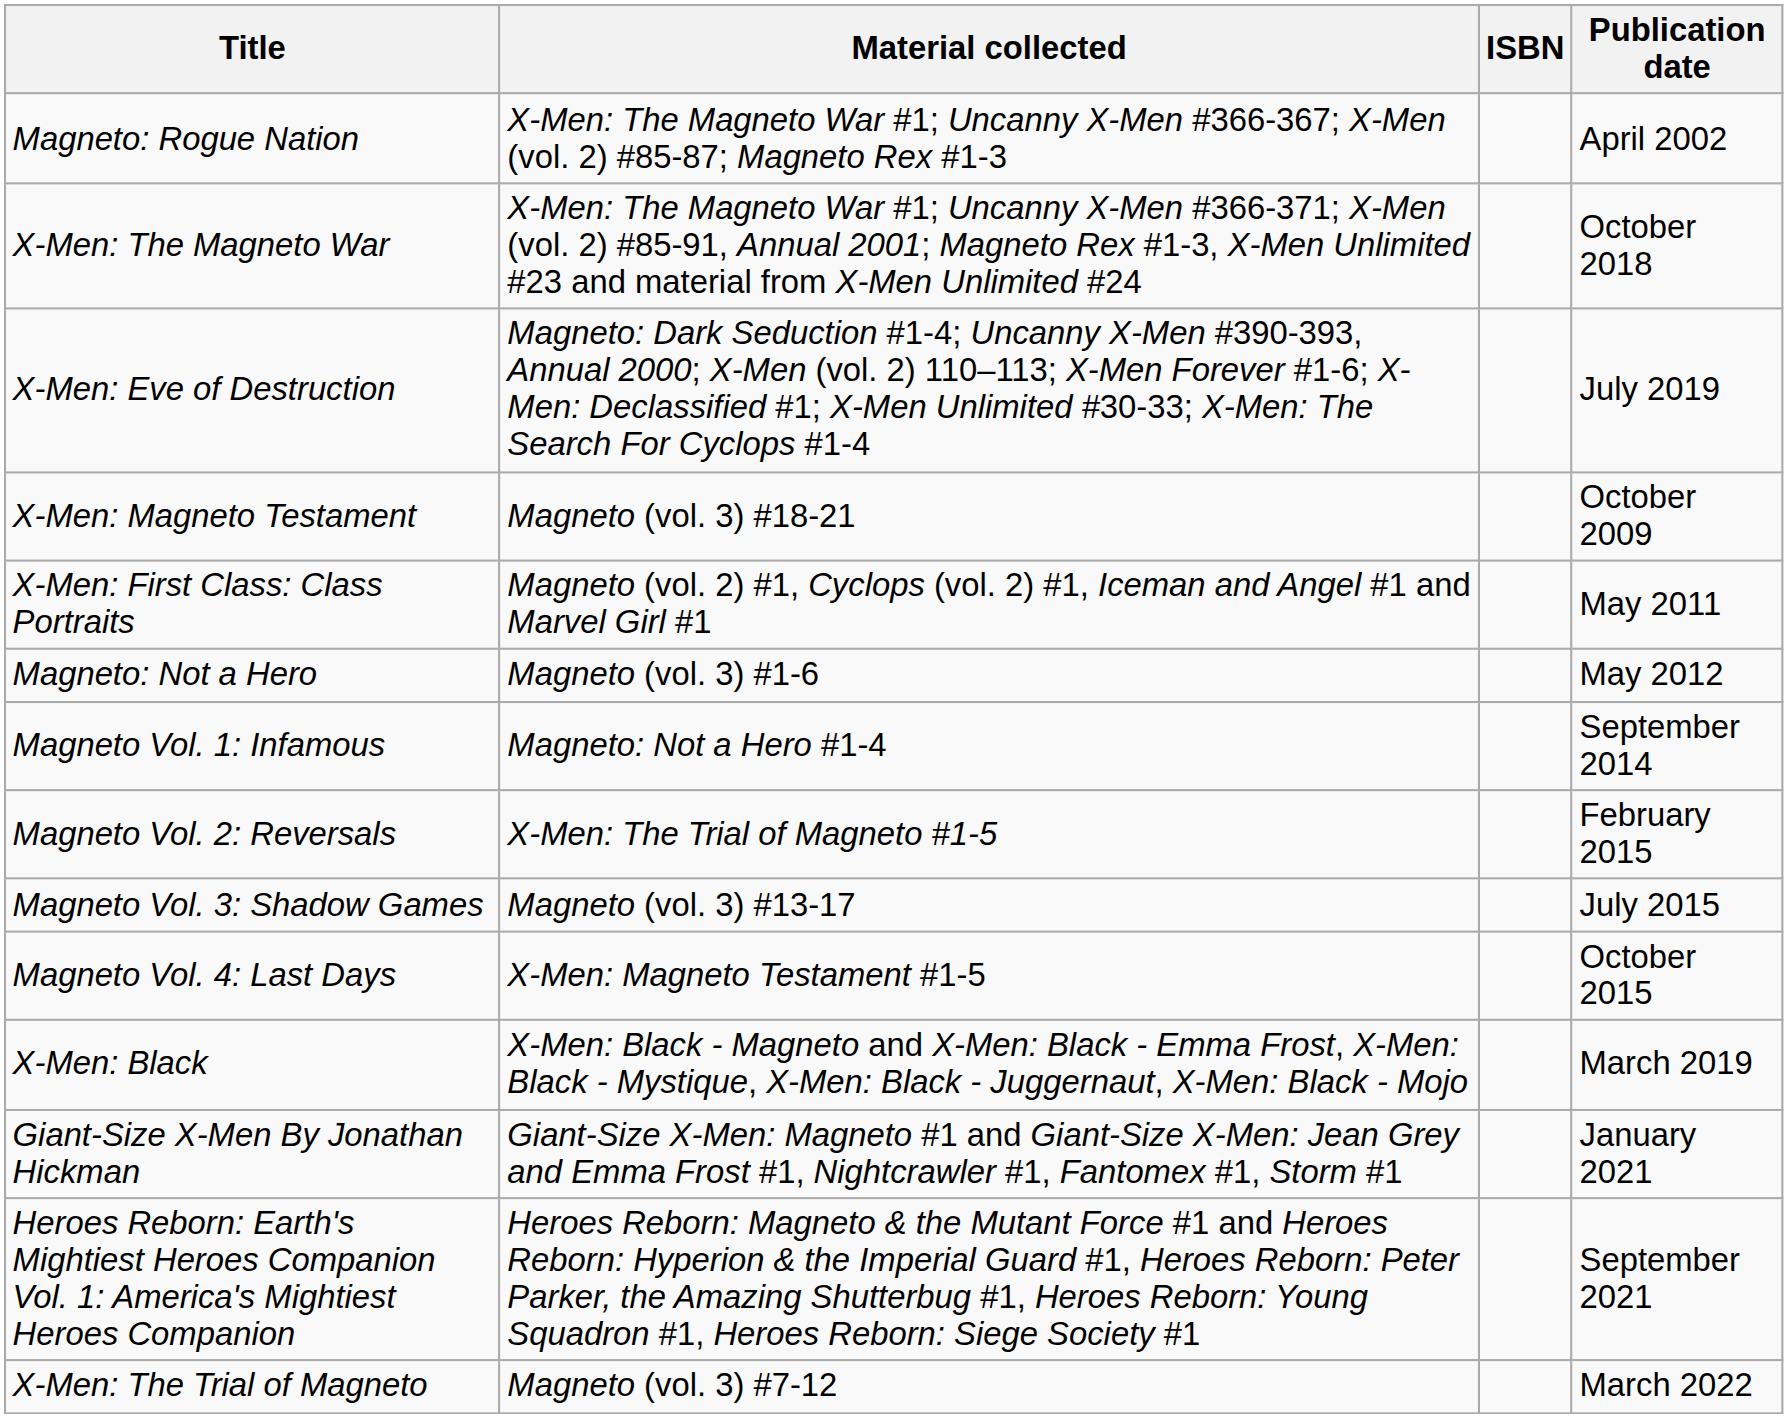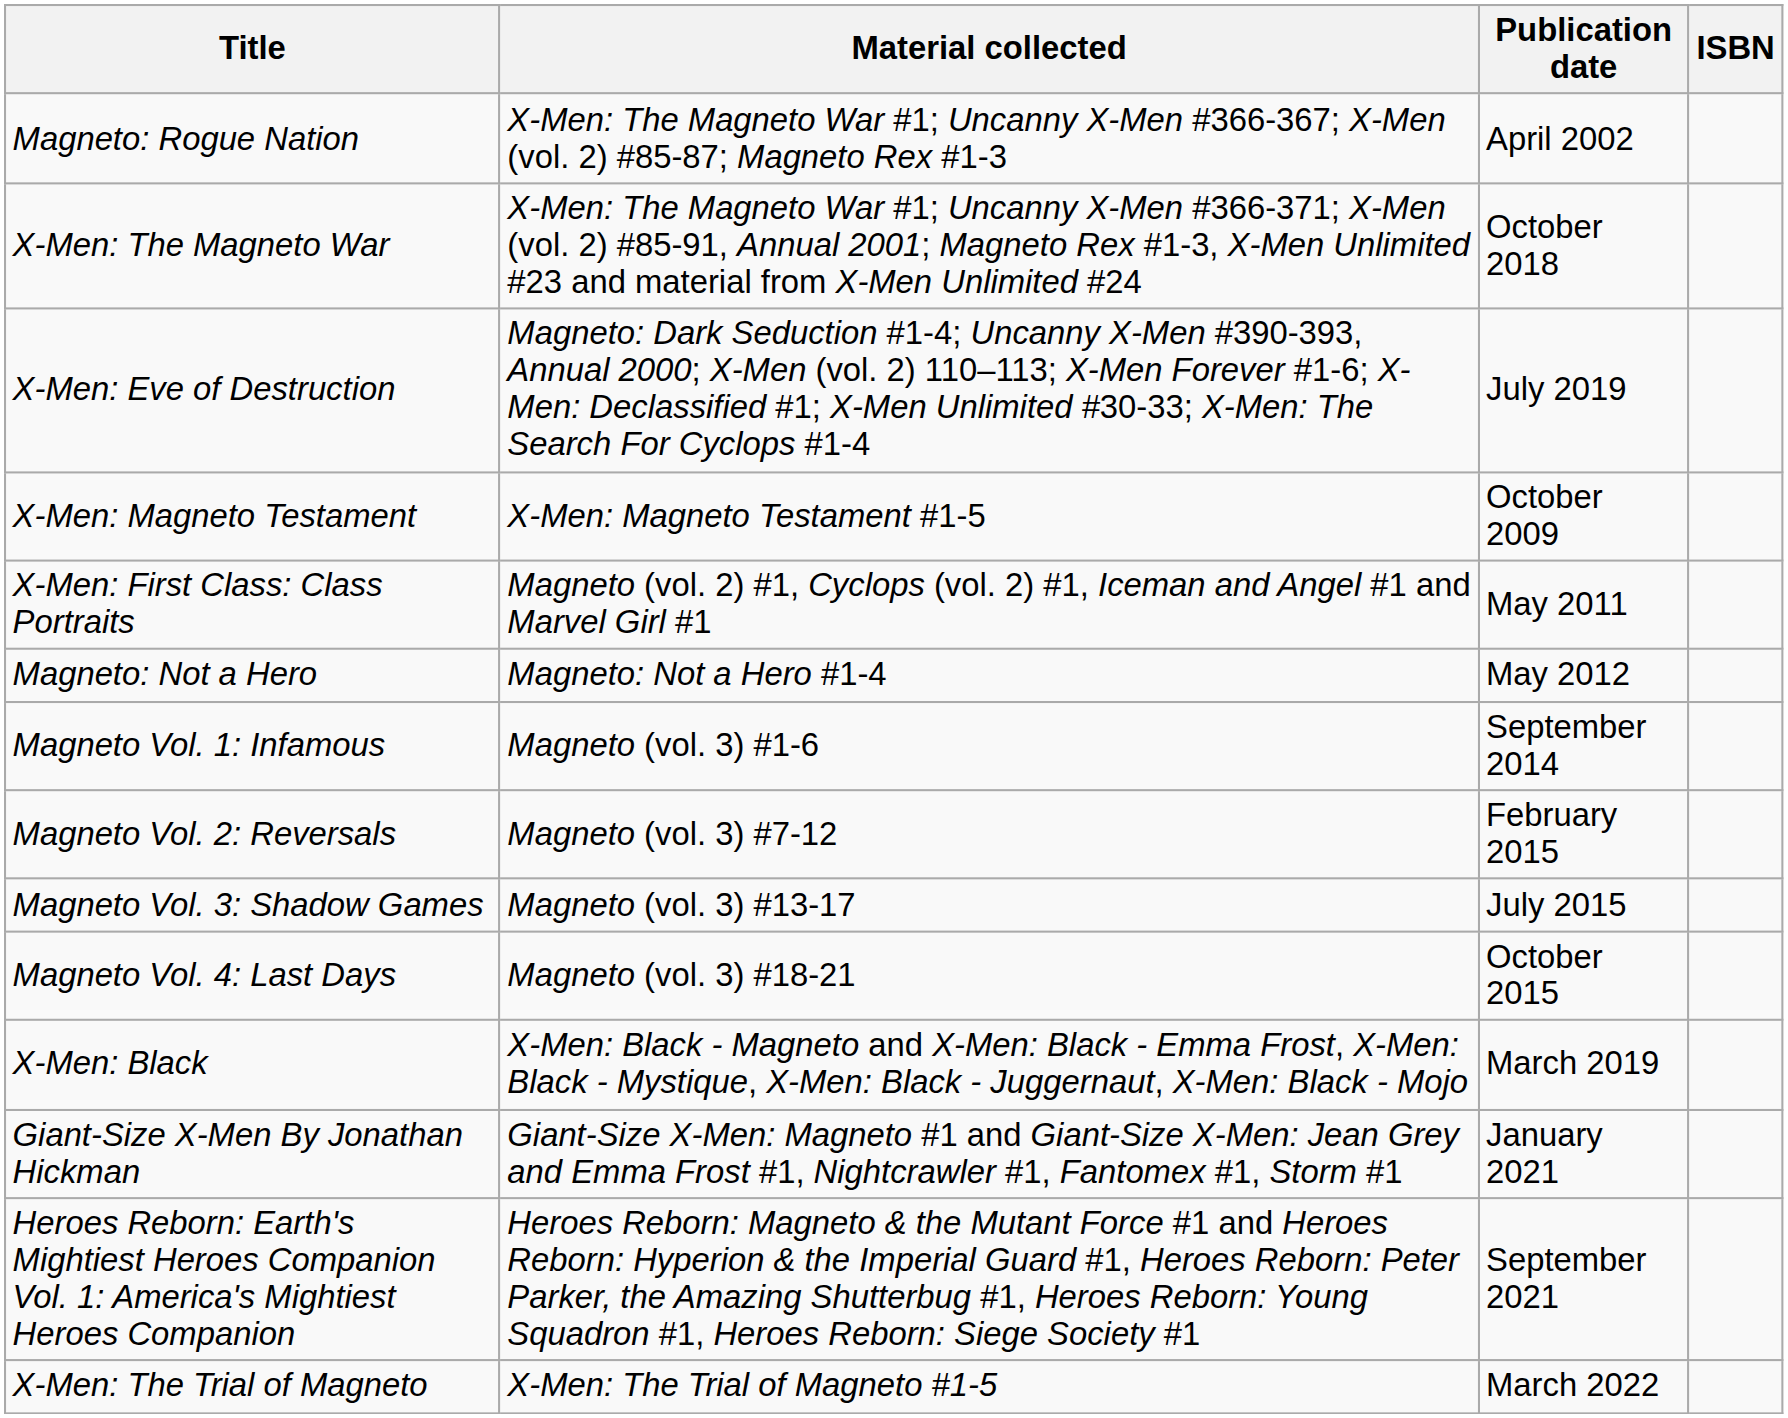columns swapped: (1677, 48) <-> (1525, 48)
(681, 515) Magneto (vol. 3) #18-21 -> (746, 515) X-Men: Magneto Testament #1-5
(663, 674) Magneto (vol. 3) #1-6 -> (697, 674) Magneto: Not a Hero #1-4
(697, 745) Magneto: Not a Hero #1-4 -> (663, 745) Magneto (vol. 3) #1-6
(752, 834) X-Men: The Trial of Magneto #1-5 -> (672, 834) Magneto (vol. 3) #7-12
(746, 975) X-Men: Magneto Testament #1-5 -> (681, 975) Magneto (vol. 3) #18-21
(672, 1386) Magneto (vol. 3) #7-12 -> (752, 1386) X-Men: The Trial of Magneto #1-5
